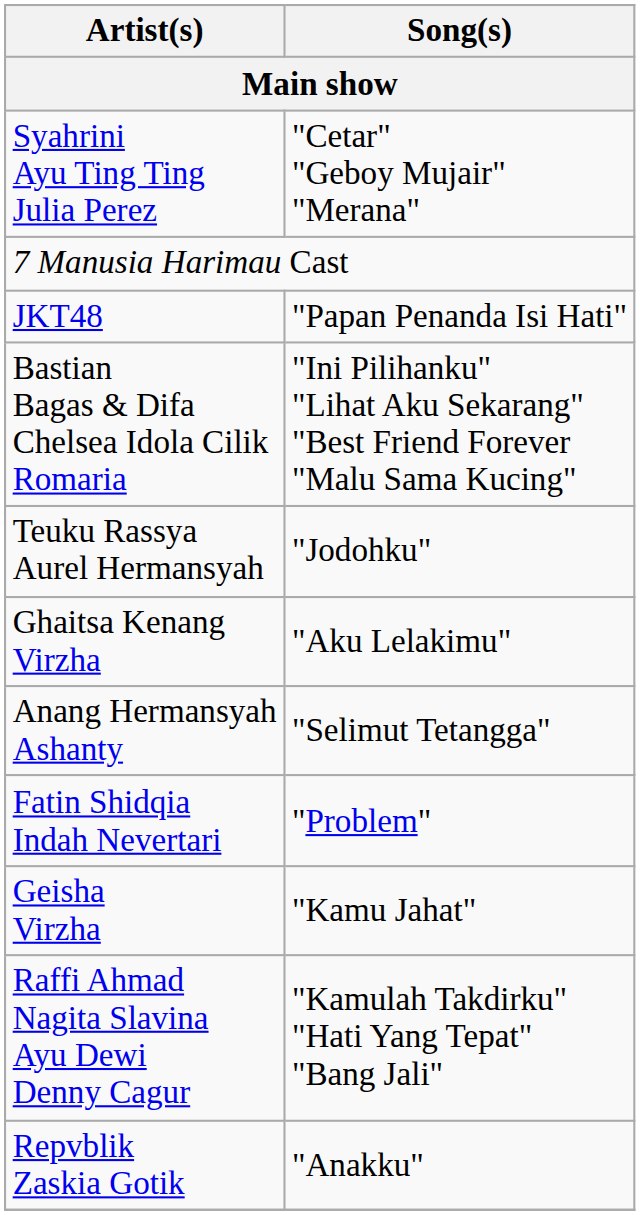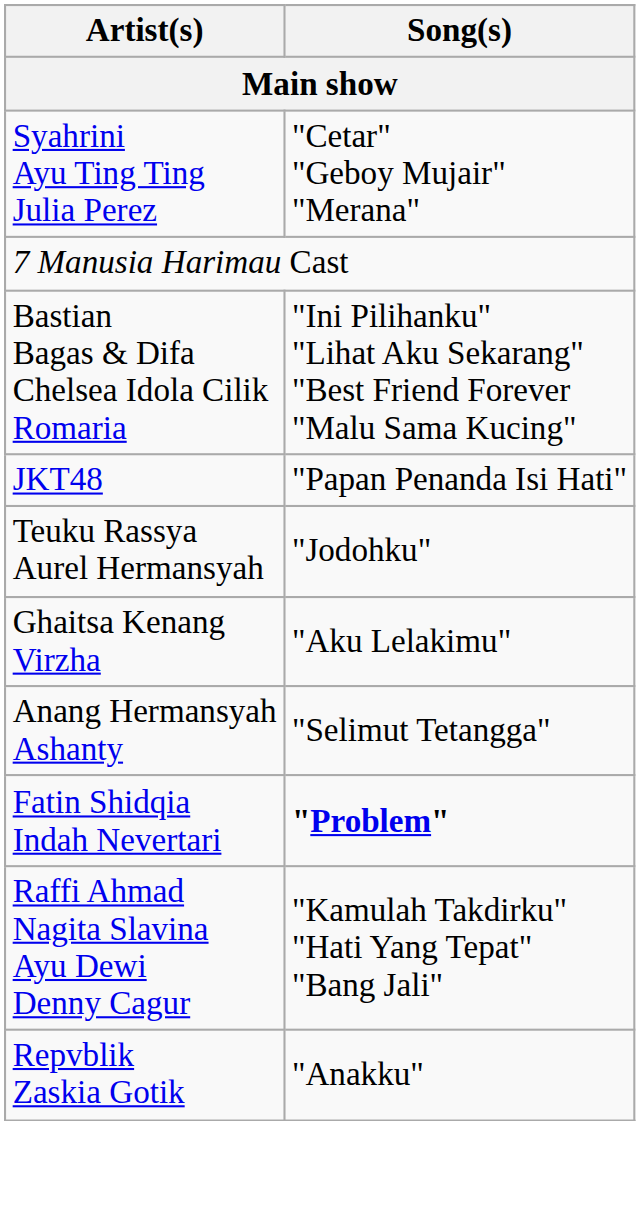rows swapped: (141, 423) <-> (58, 315)
(362, 820) normal -> (371, 820) bold
- row: (59, 909)
